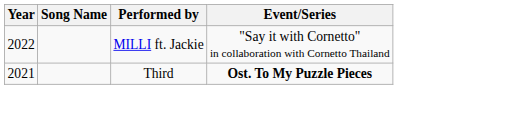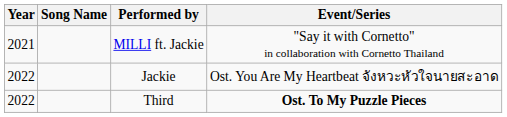(21, 44) 2022 -> (21, 44) 2021
+ row: (159, 76)
(21, 73) 2021 -> (21, 101) 2022
